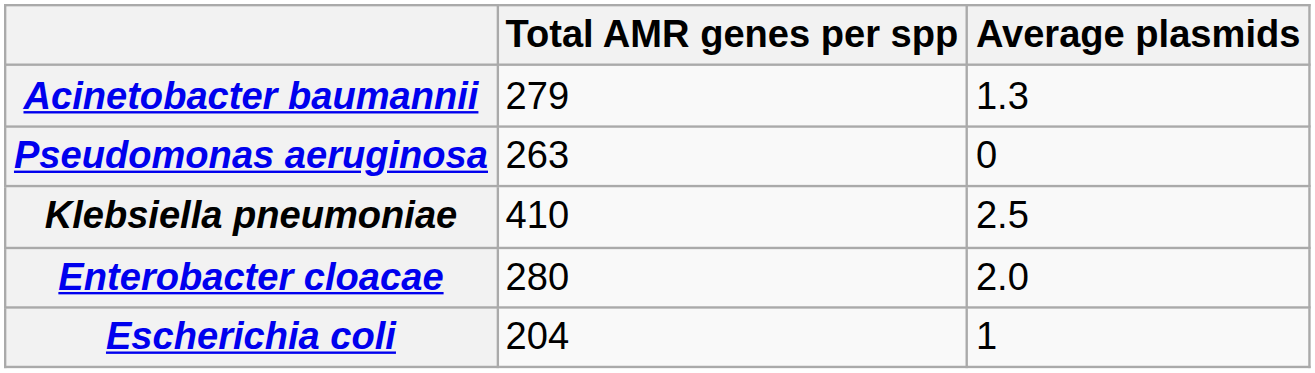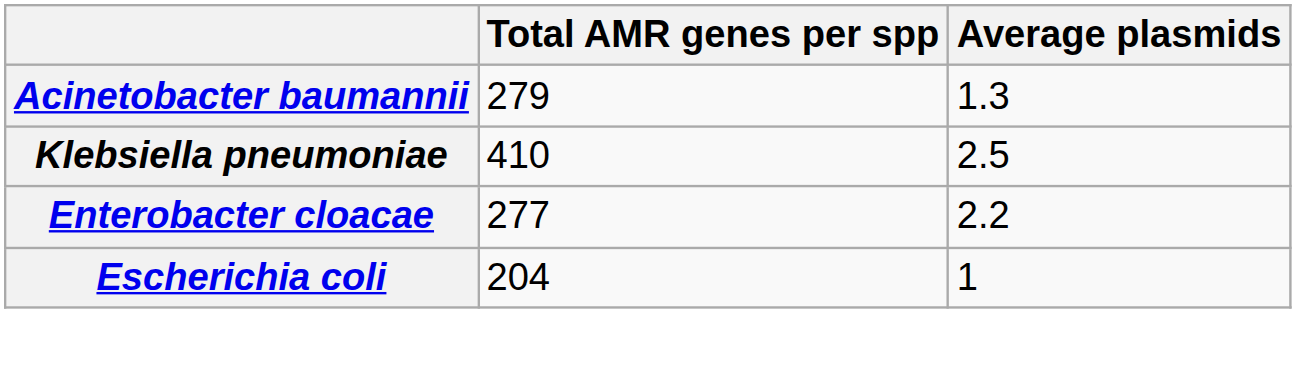- row: (251, 155)
(537, 276) 280 -> (518, 215) 277
(1002, 276) 2.0 -> (983, 215) 2.2
